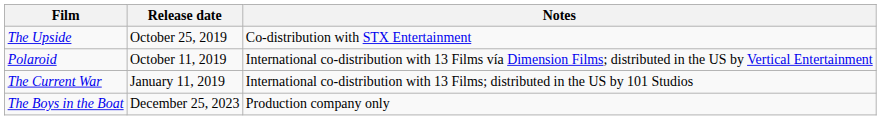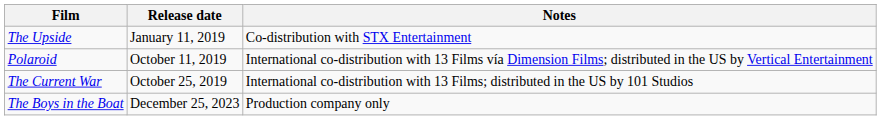(179, 37) October 25, 2019 -> (178, 37) January 11, 2019
(178, 81) January 11, 2019 -> (179, 81) October 25, 2019
